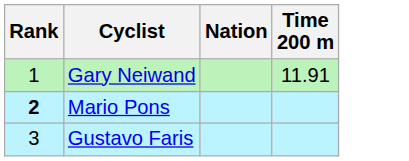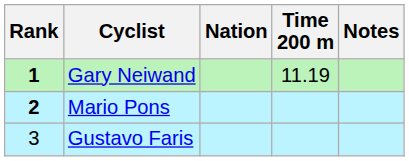+ column: (371, 31)
(34, 75) normal -> (34, 75) bold
(305, 75) 11.91 -> (305, 75) 11.19
